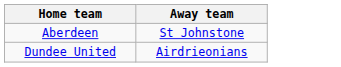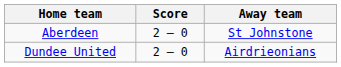+ column: (170, 14)
